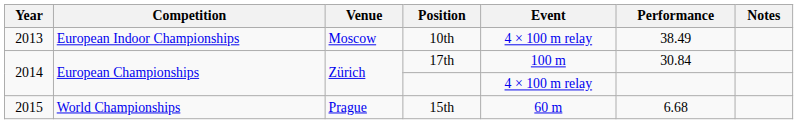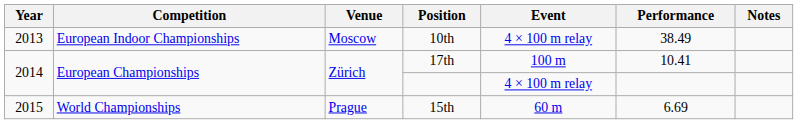(676, 61) 30.84 -> (676, 61) 10.41
(676, 107) 6.68 -> (676, 107) 6.69
